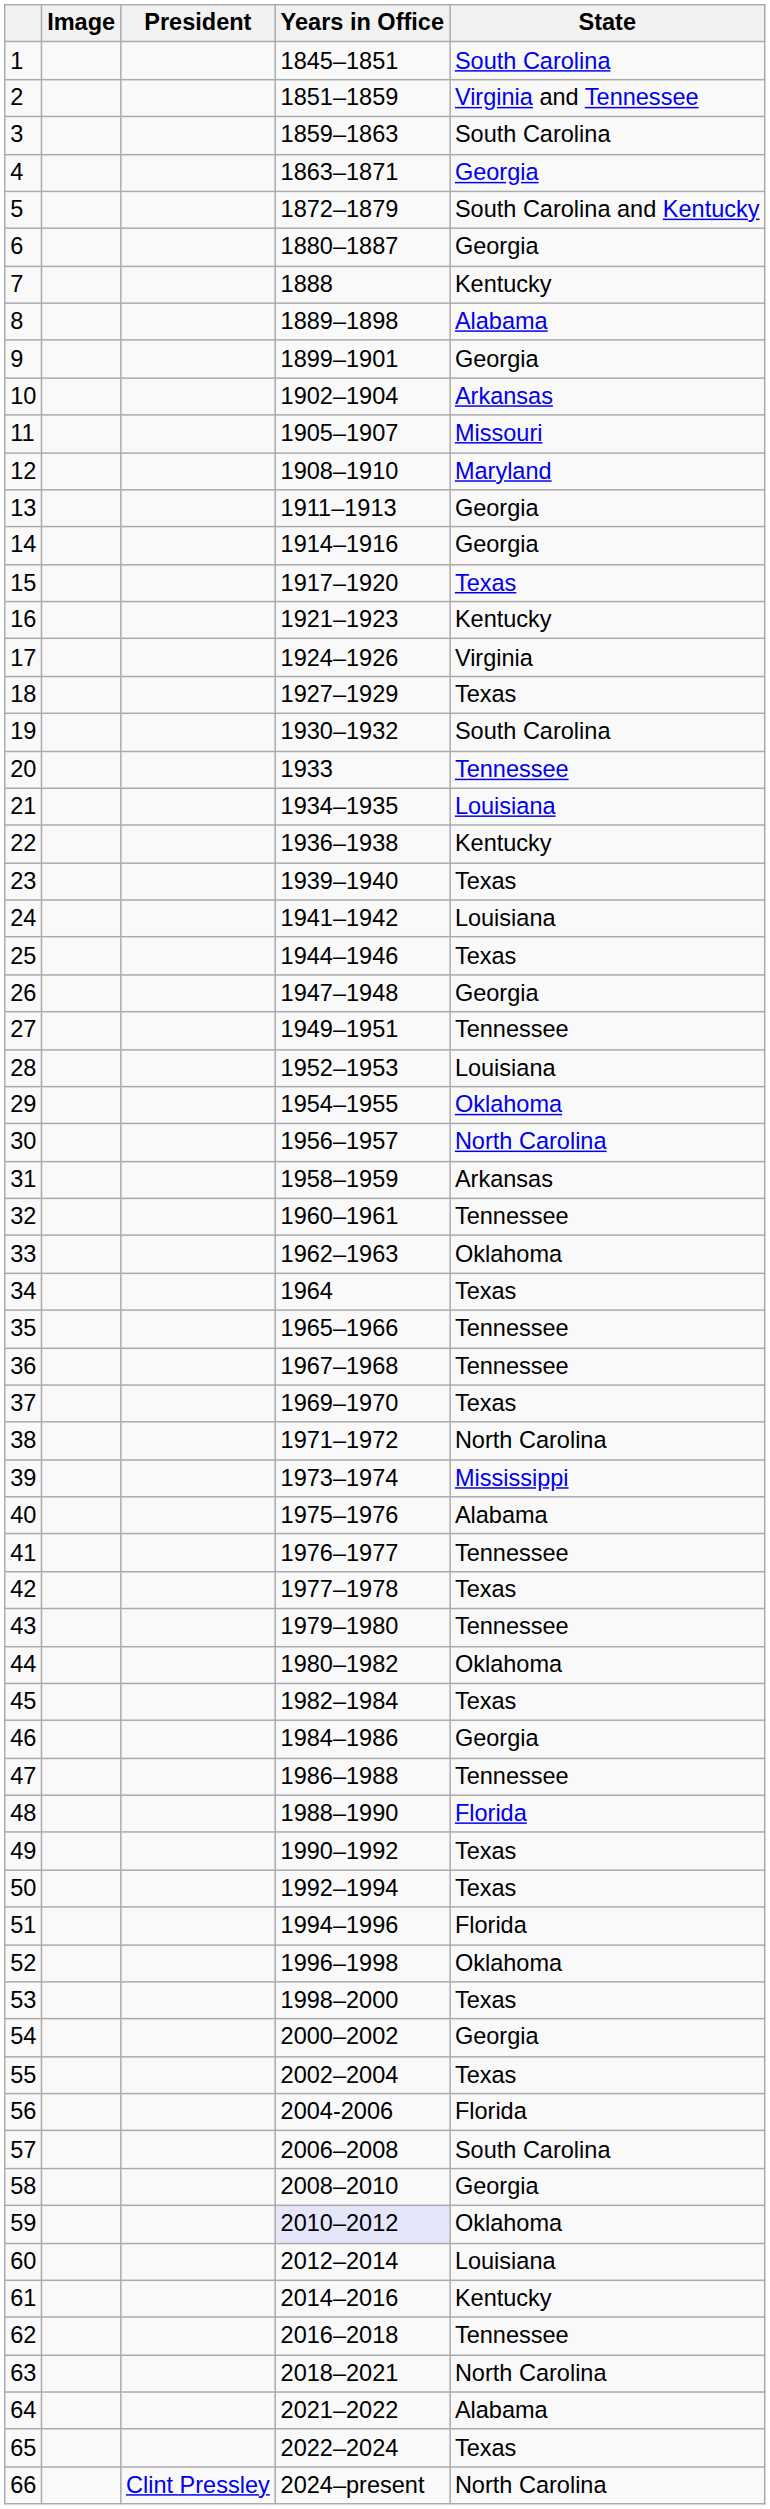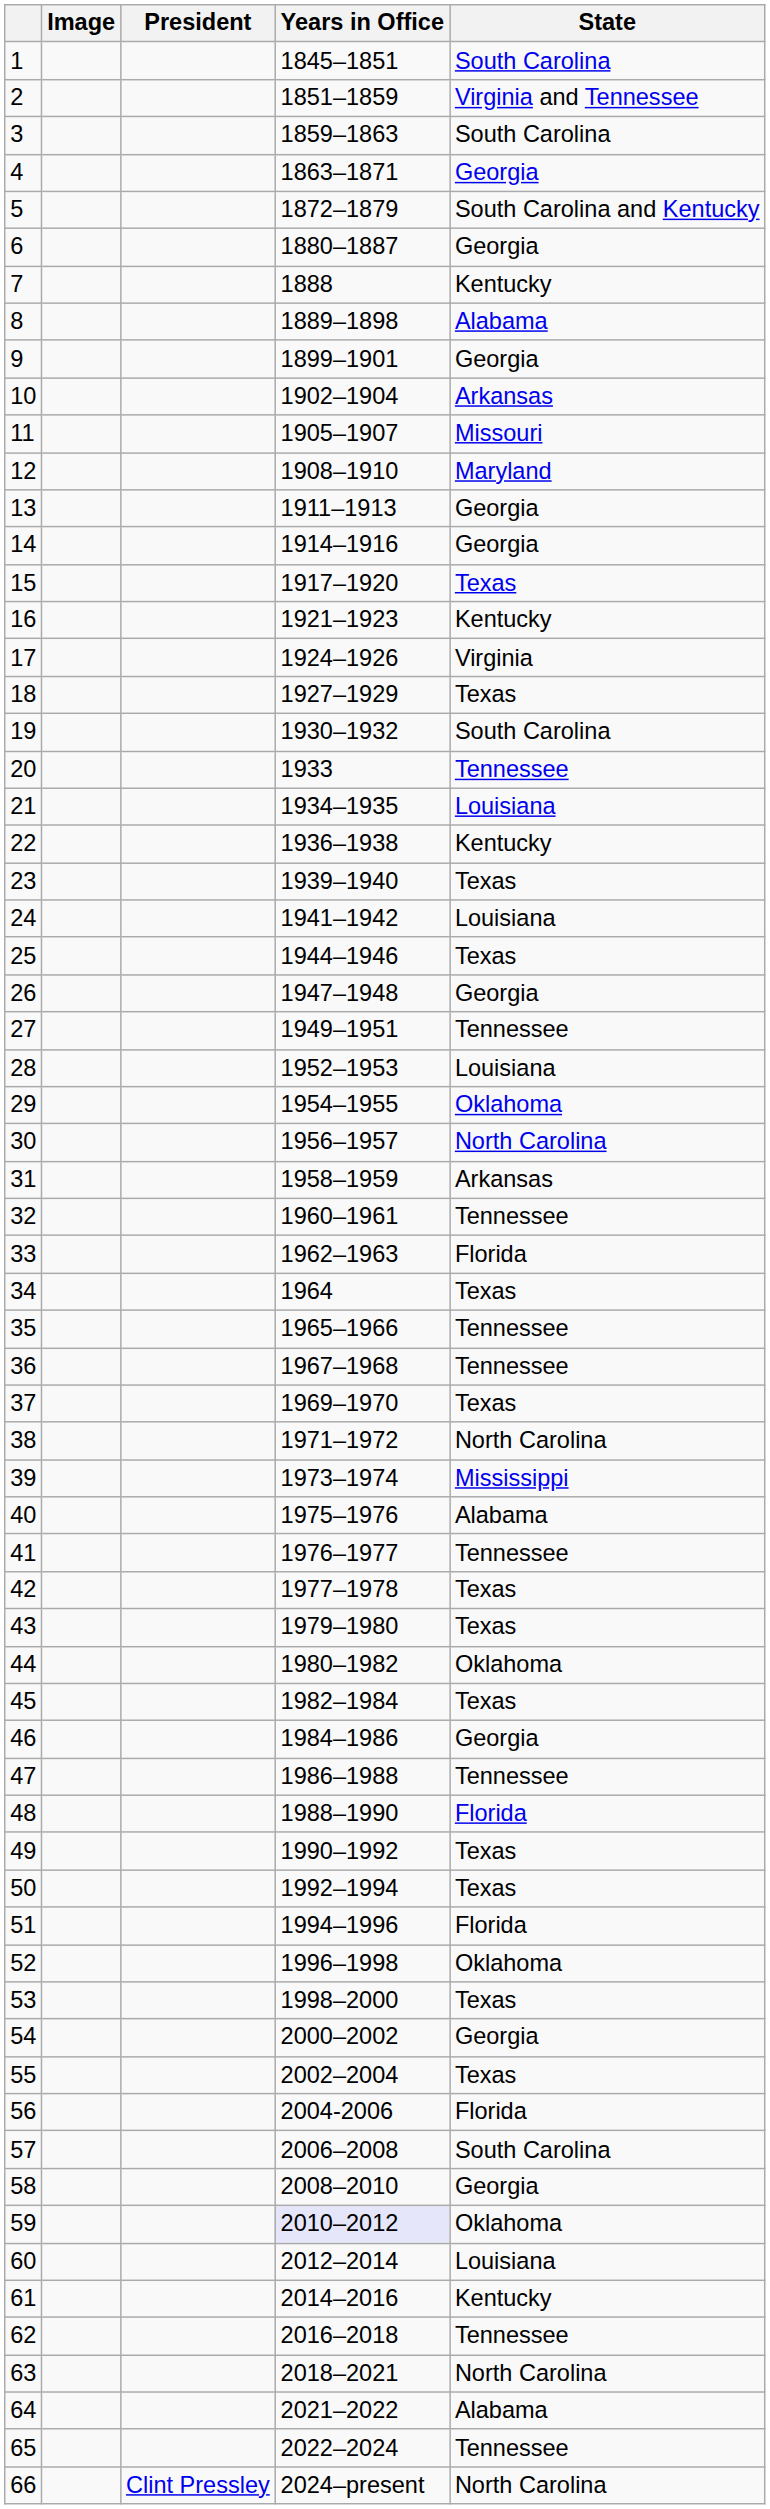(508, 1254) Oklahoma -> (491, 1254) Florida
(512, 1627) Tennessee -> (486, 1627) Texas
(486, 2447) Texas -> (512, 2447) Tennessee
